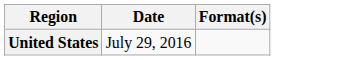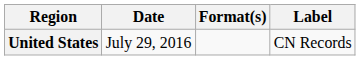+ column: (313, 17)
